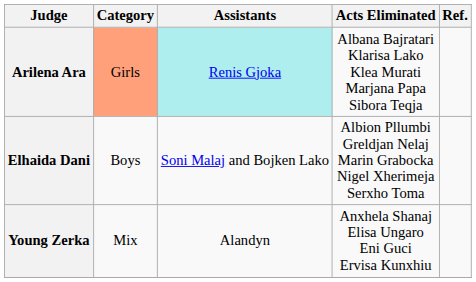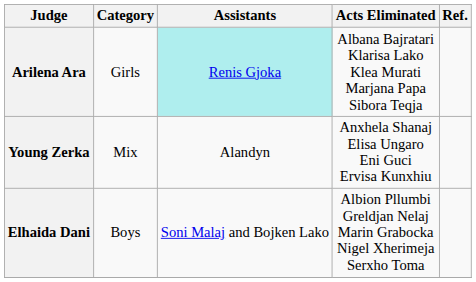(125, 71) lightsalmon background -> (125, 71) no background
rows swapped: (49, 160) <-> (49, 240)
